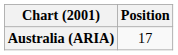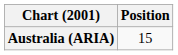(145, 38) 17 -> (145, 38) 15
